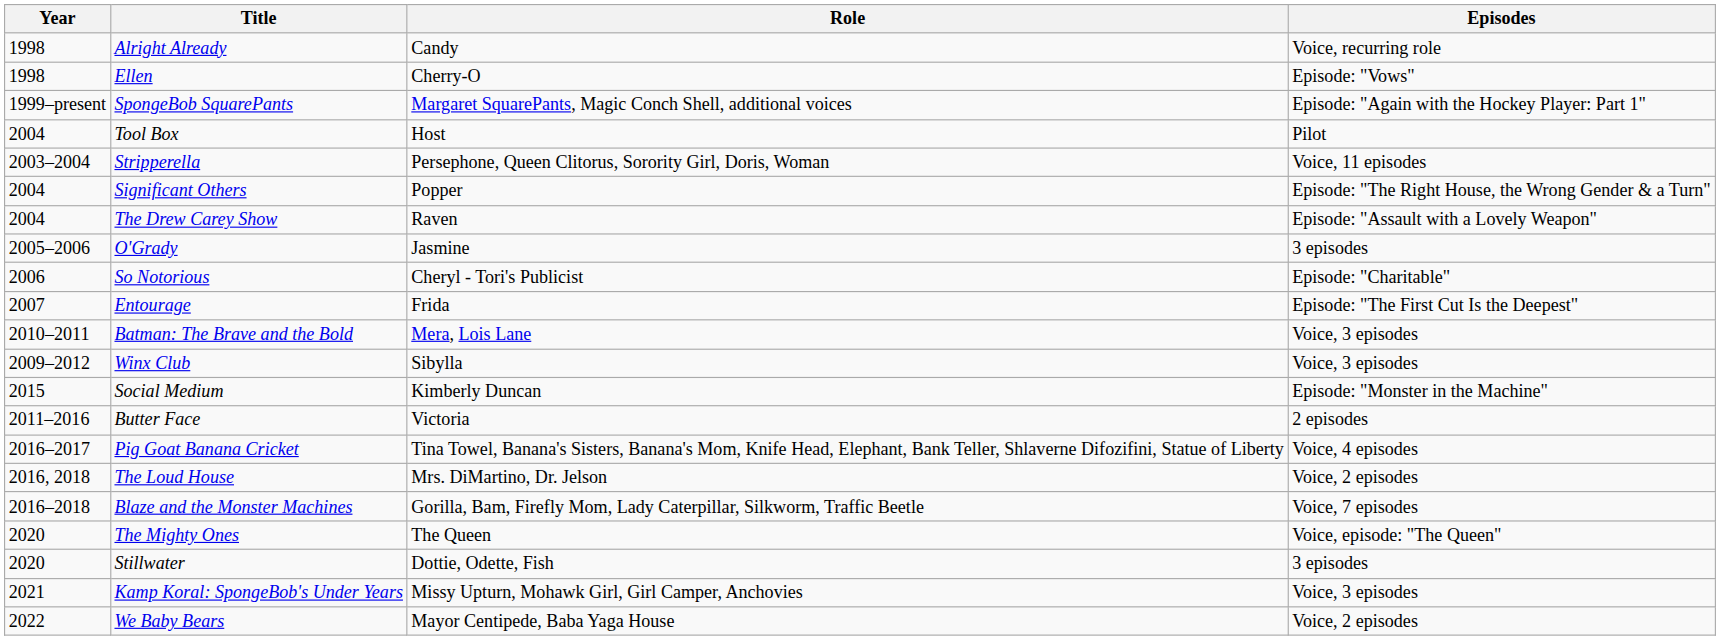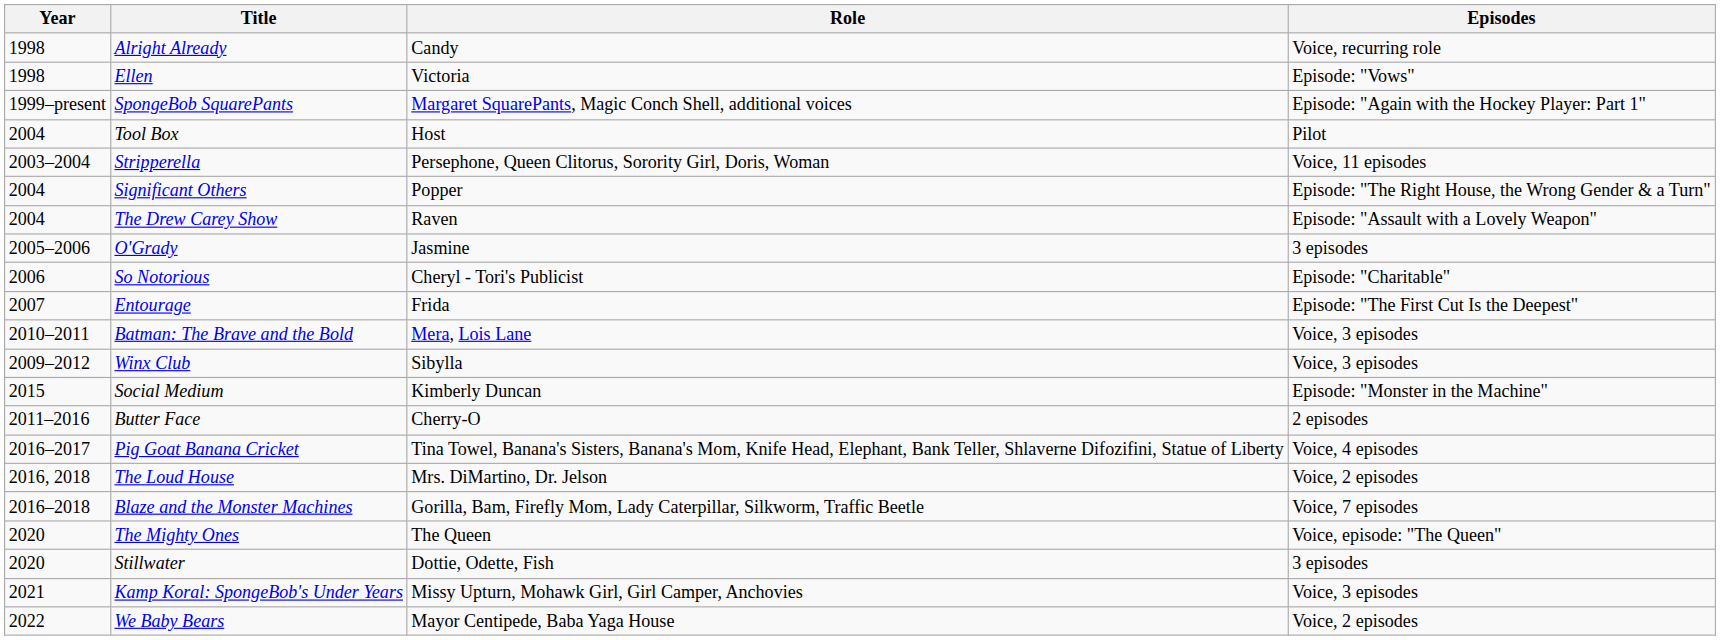(446, 76) Cherry-O -> (440, 76) Victoria
(440, 420) Victoria -> (446, 420) Cherry-O
